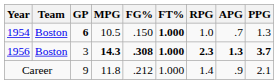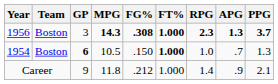rows swapped: (18, 32) <-> (18, 51)
